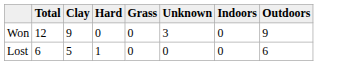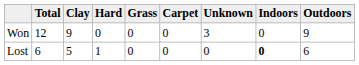+ column: (180, 13)
(220, 51) normal -> (261, 51) bold
